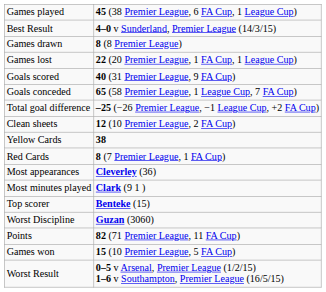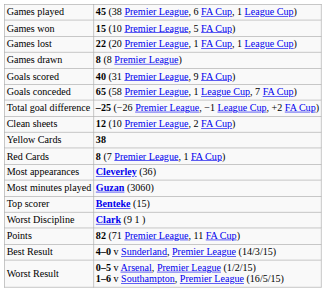rows swapped: (31, 252) <-> (30, 28)
rows swapped: (34, 44) <-> (29, 60)
(121, 188) Clark (9 1 ) -> (125, 188) Guzan (3060)
(125, 220) Guzan (3060) -> (121, 220) Clark (9 1 )
